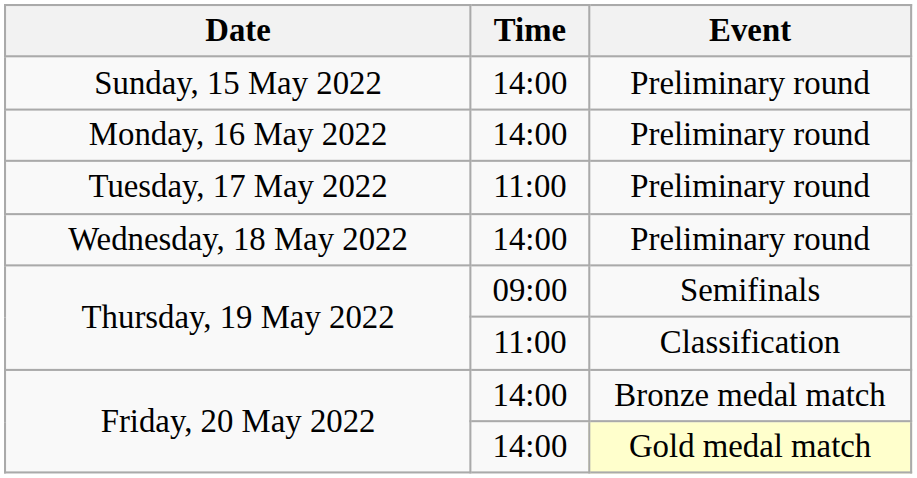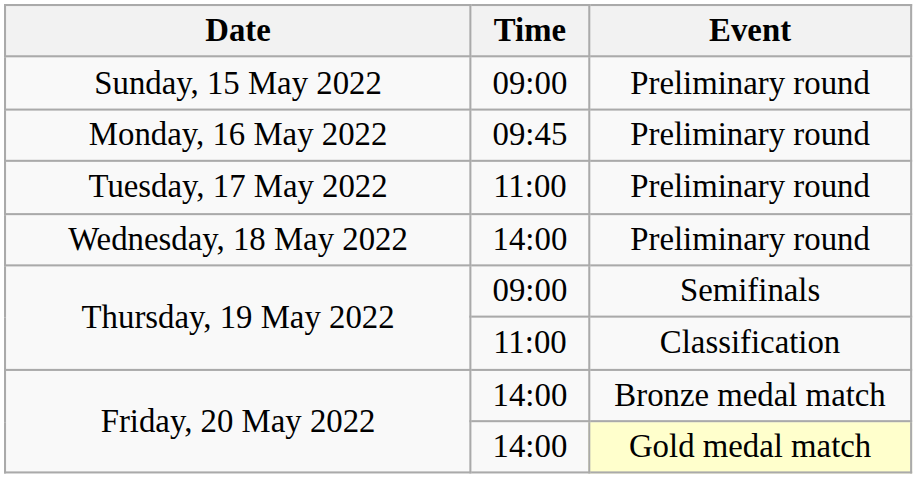(530, 82) 14:00 -> (530, 82) 09:00
(530, 134) 14:00 -> (530, 134) 09:45
